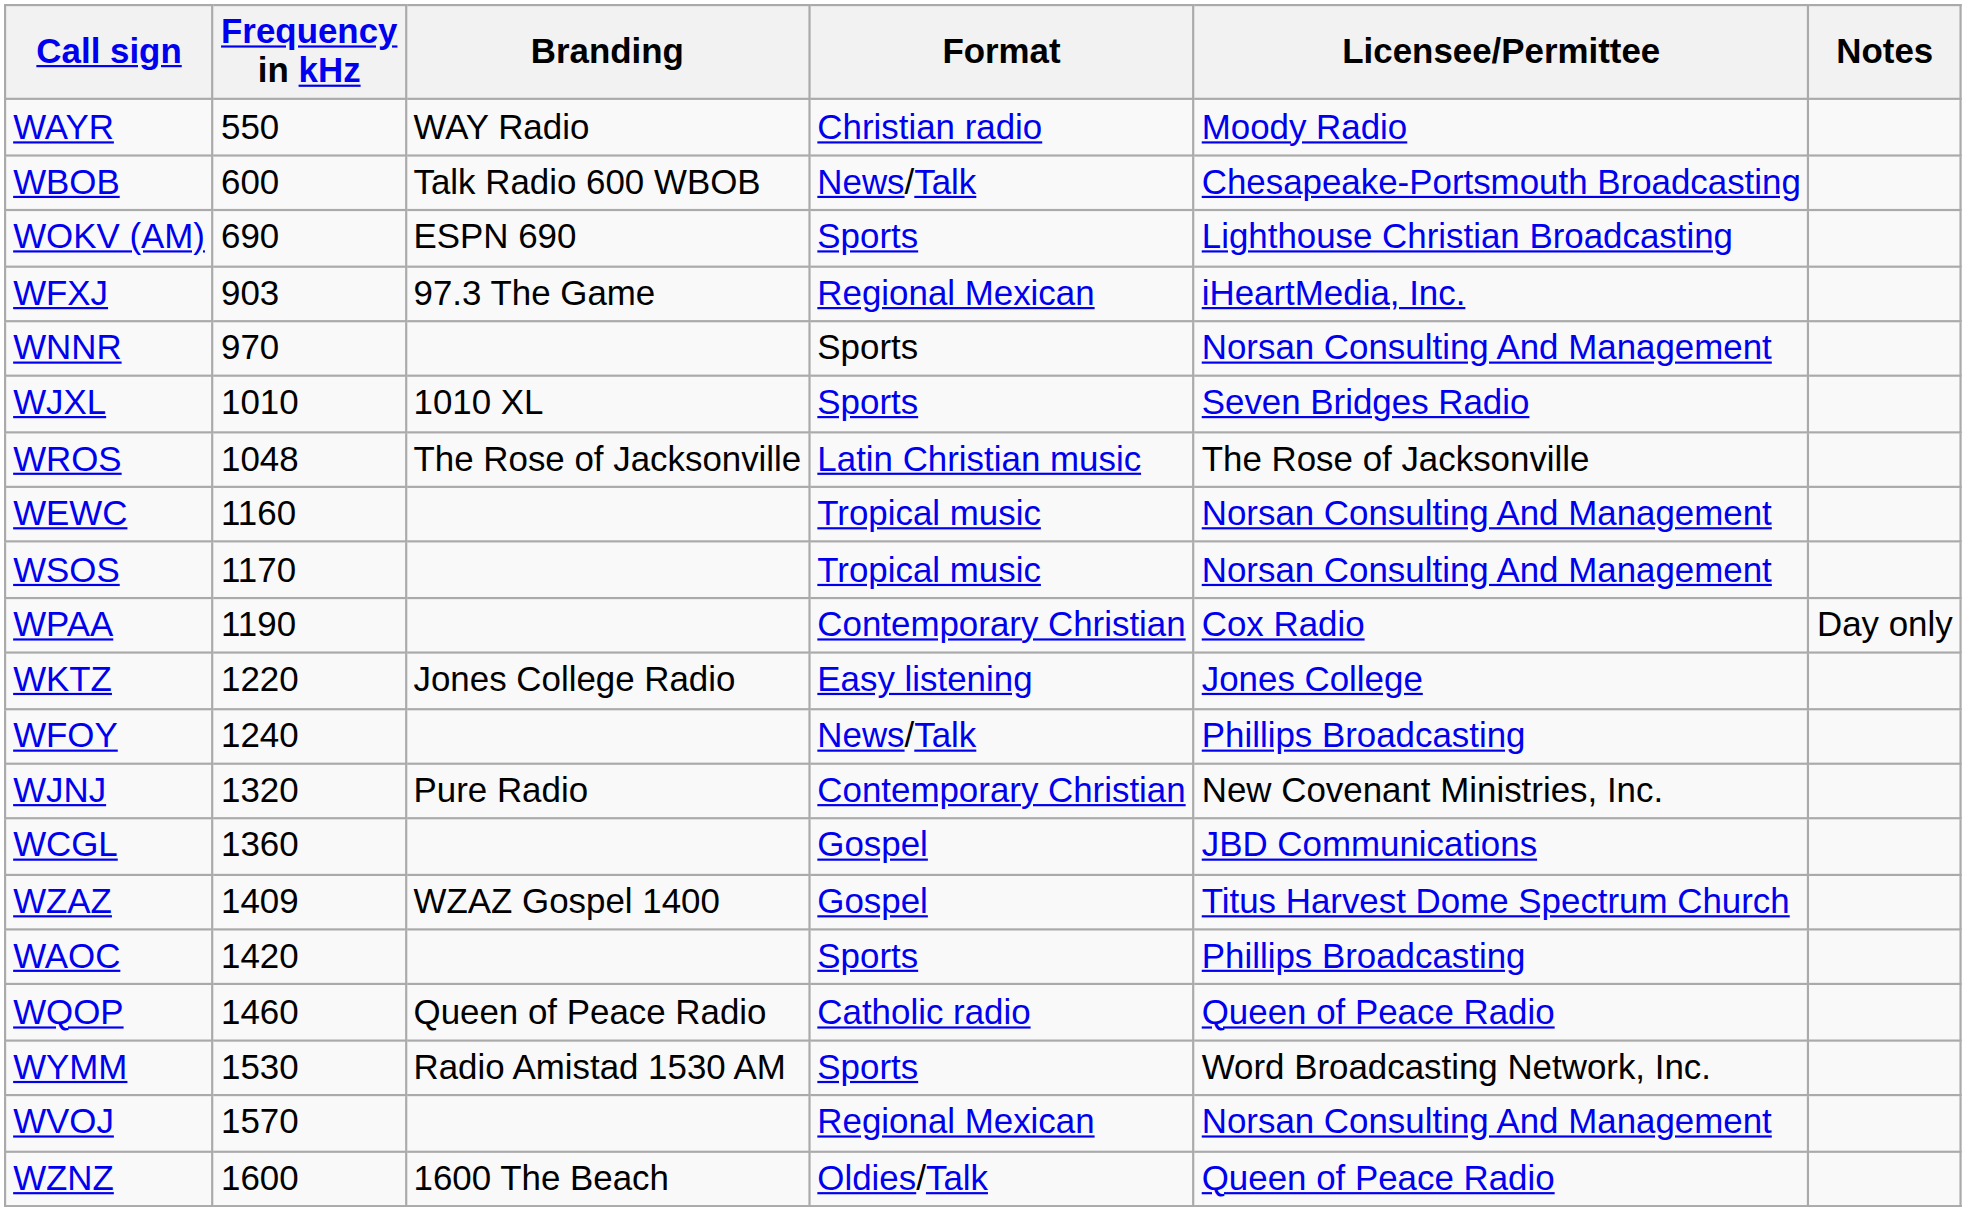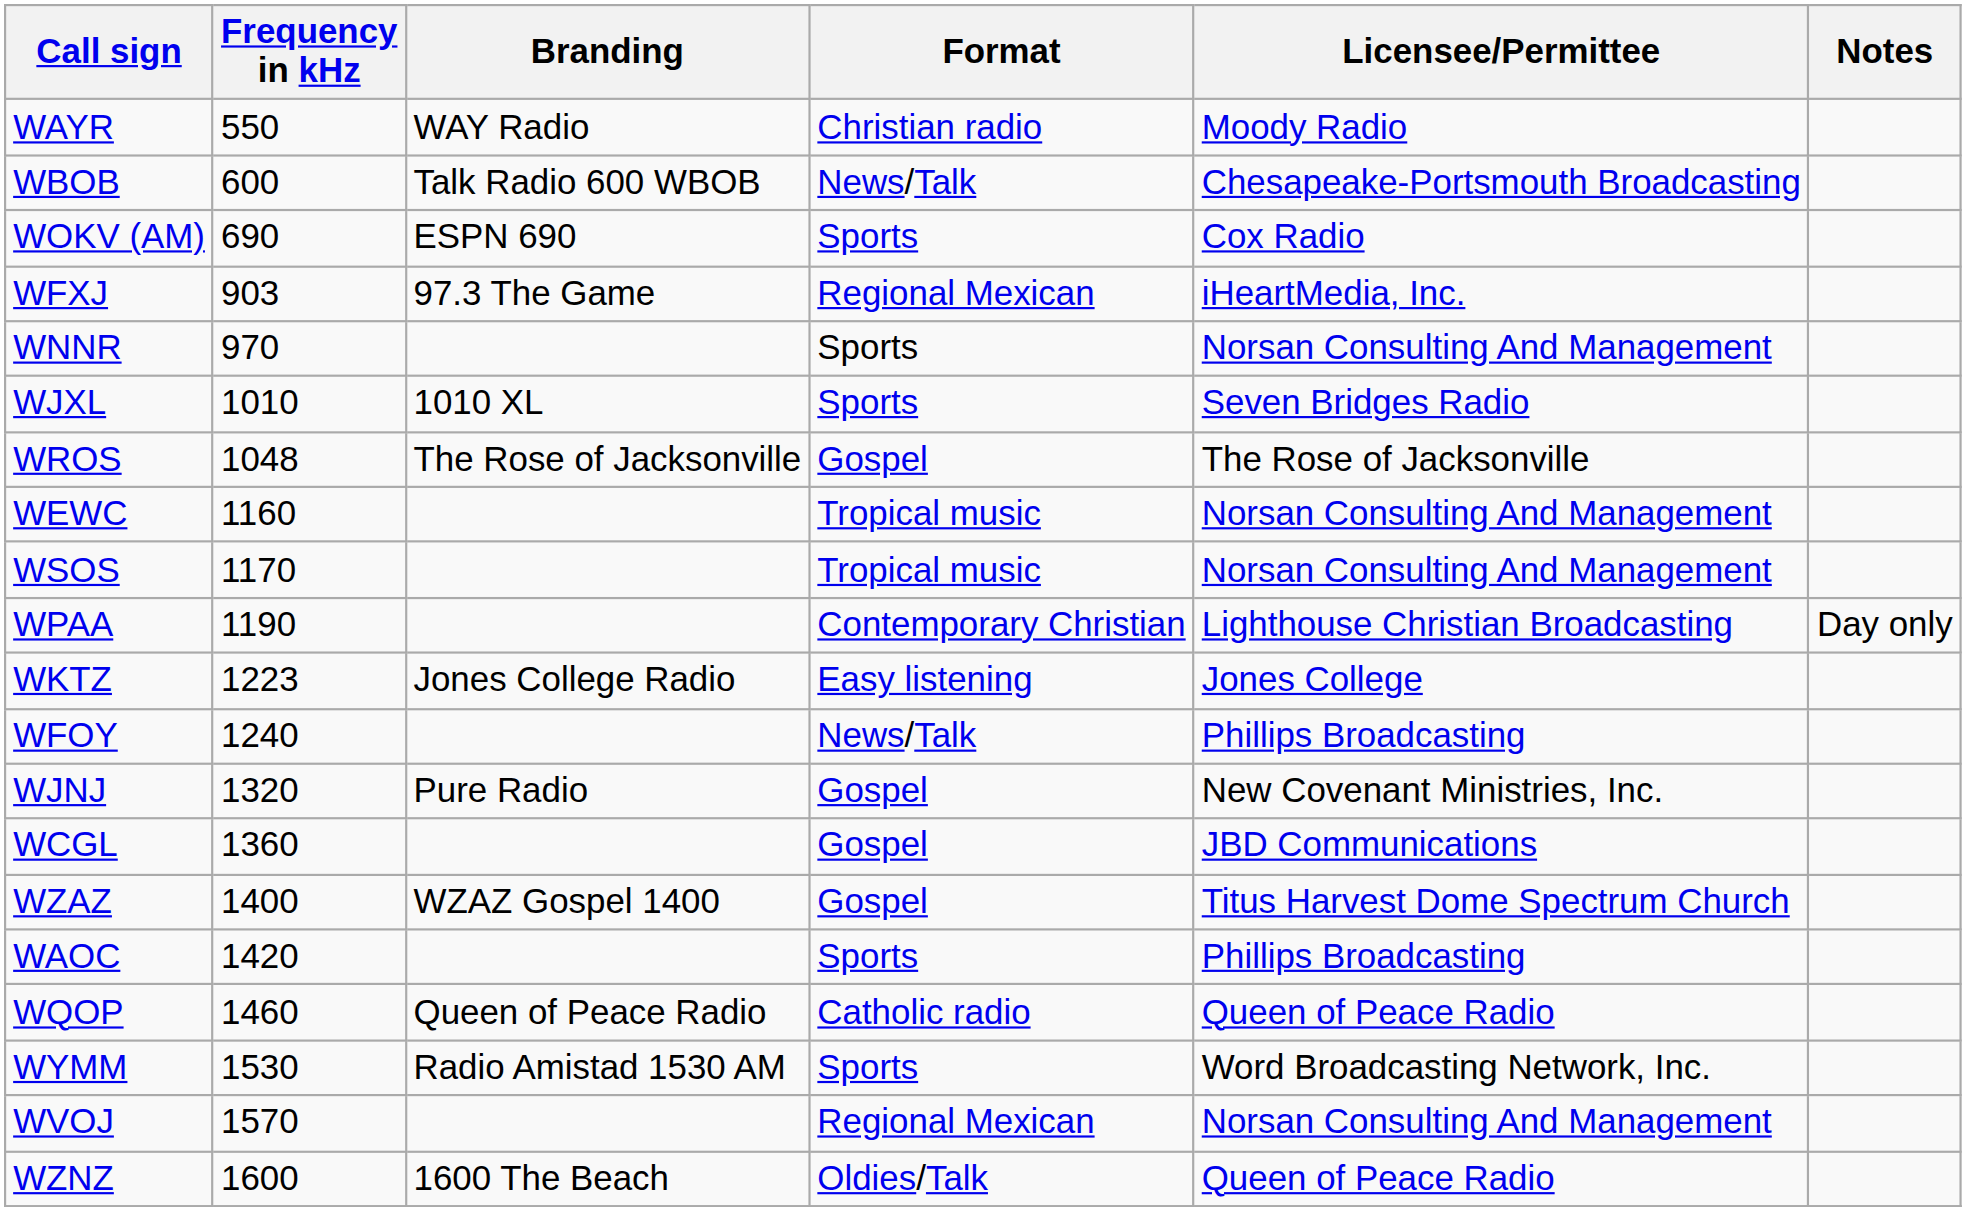(1467, 237) Lighthouse Christian Broadcasting -> (1283, 237) Cox Radio
(979, 458) Latin Christian music -> (873, 458) Gospel
(1283, 624) Cox Radio -> (1467, 624) Lighthouse Christian Broadcasting
(260, 679) 1220 -> (260, 679) 1223
(1002, 790) Contemporary Christian -> (873, 790) Gospel
(260, 901) 1409 -> (260, 901) 1400
